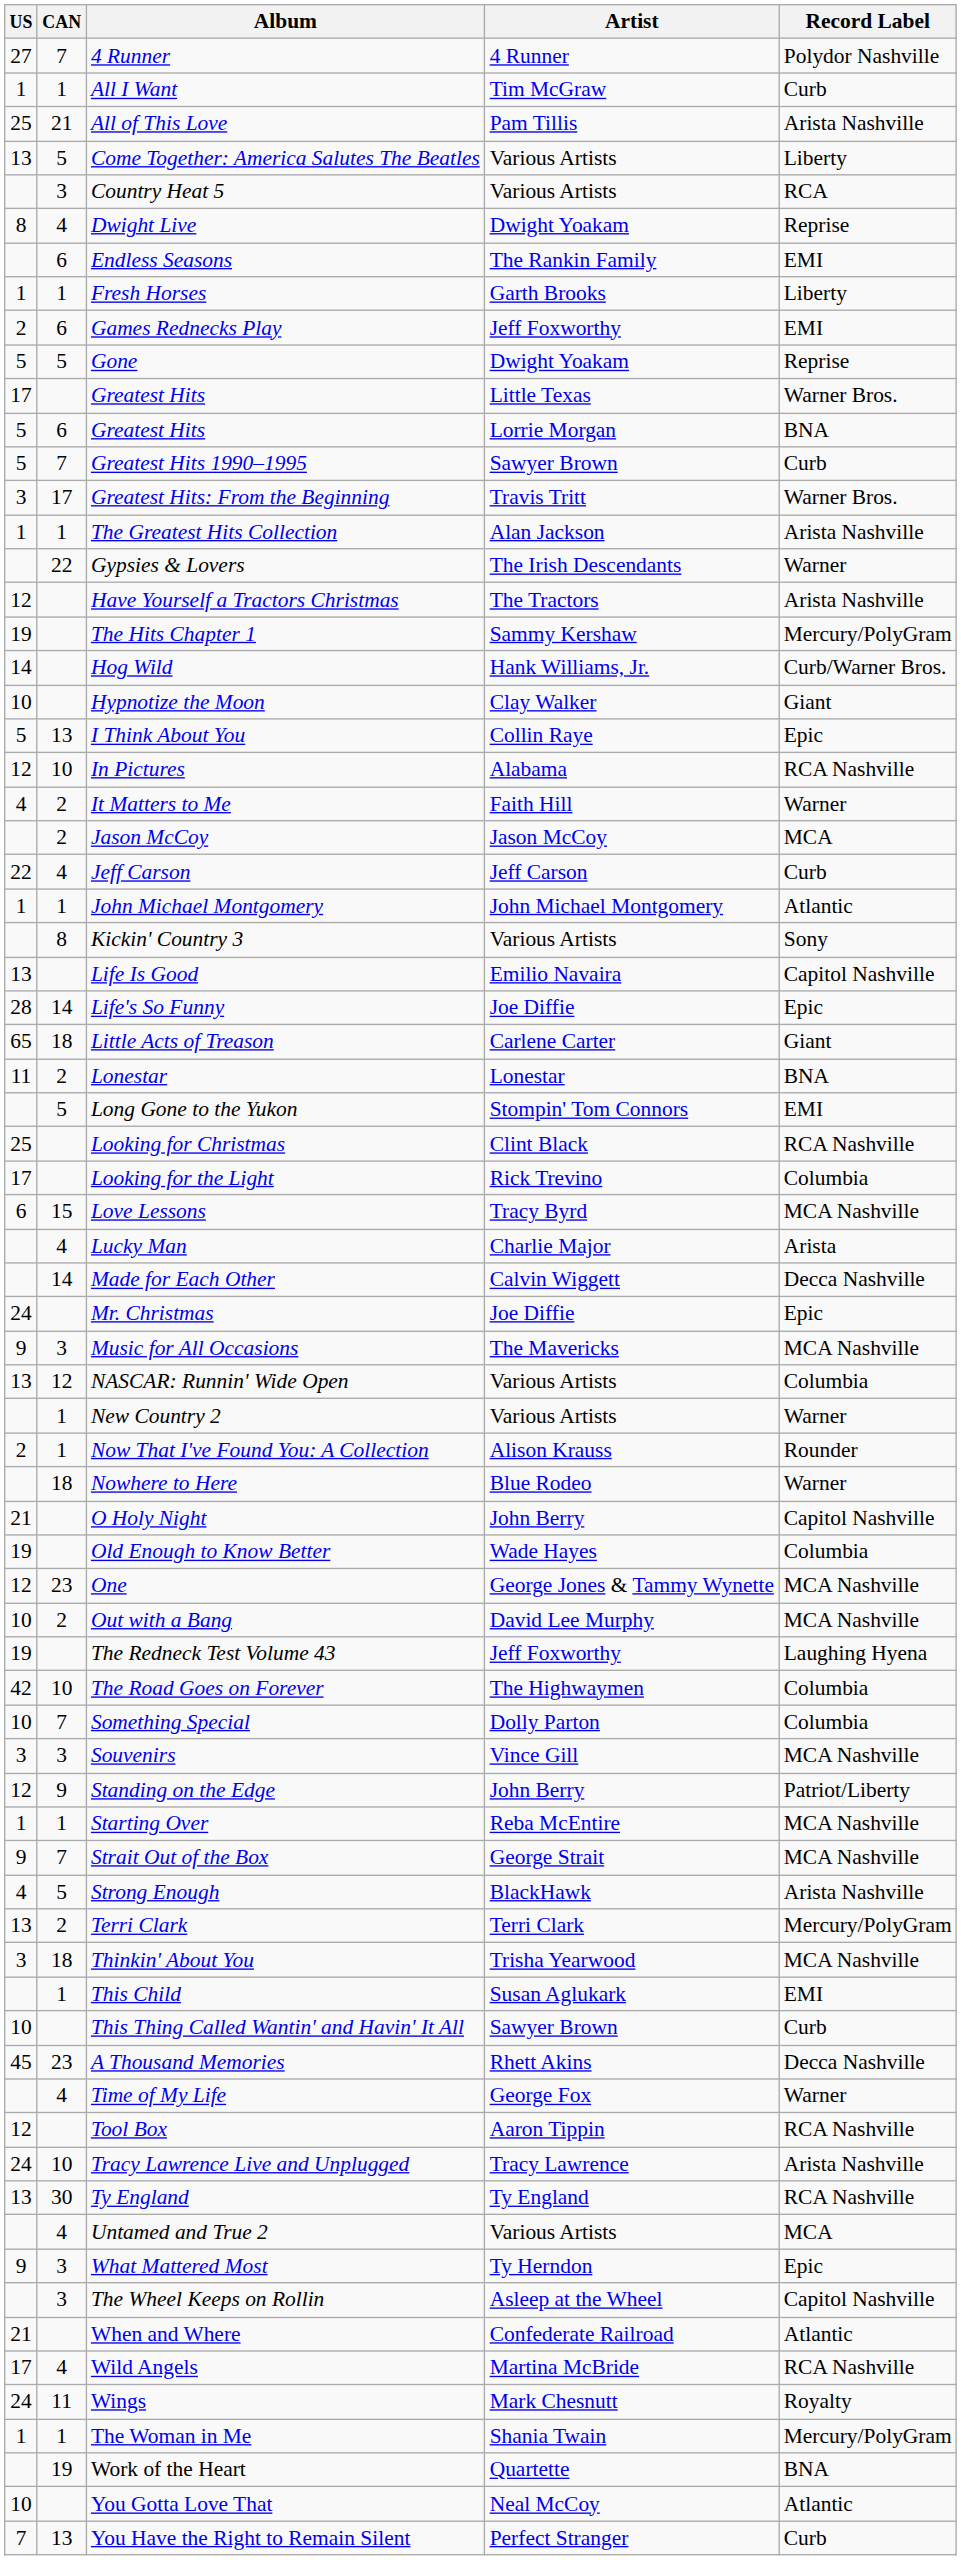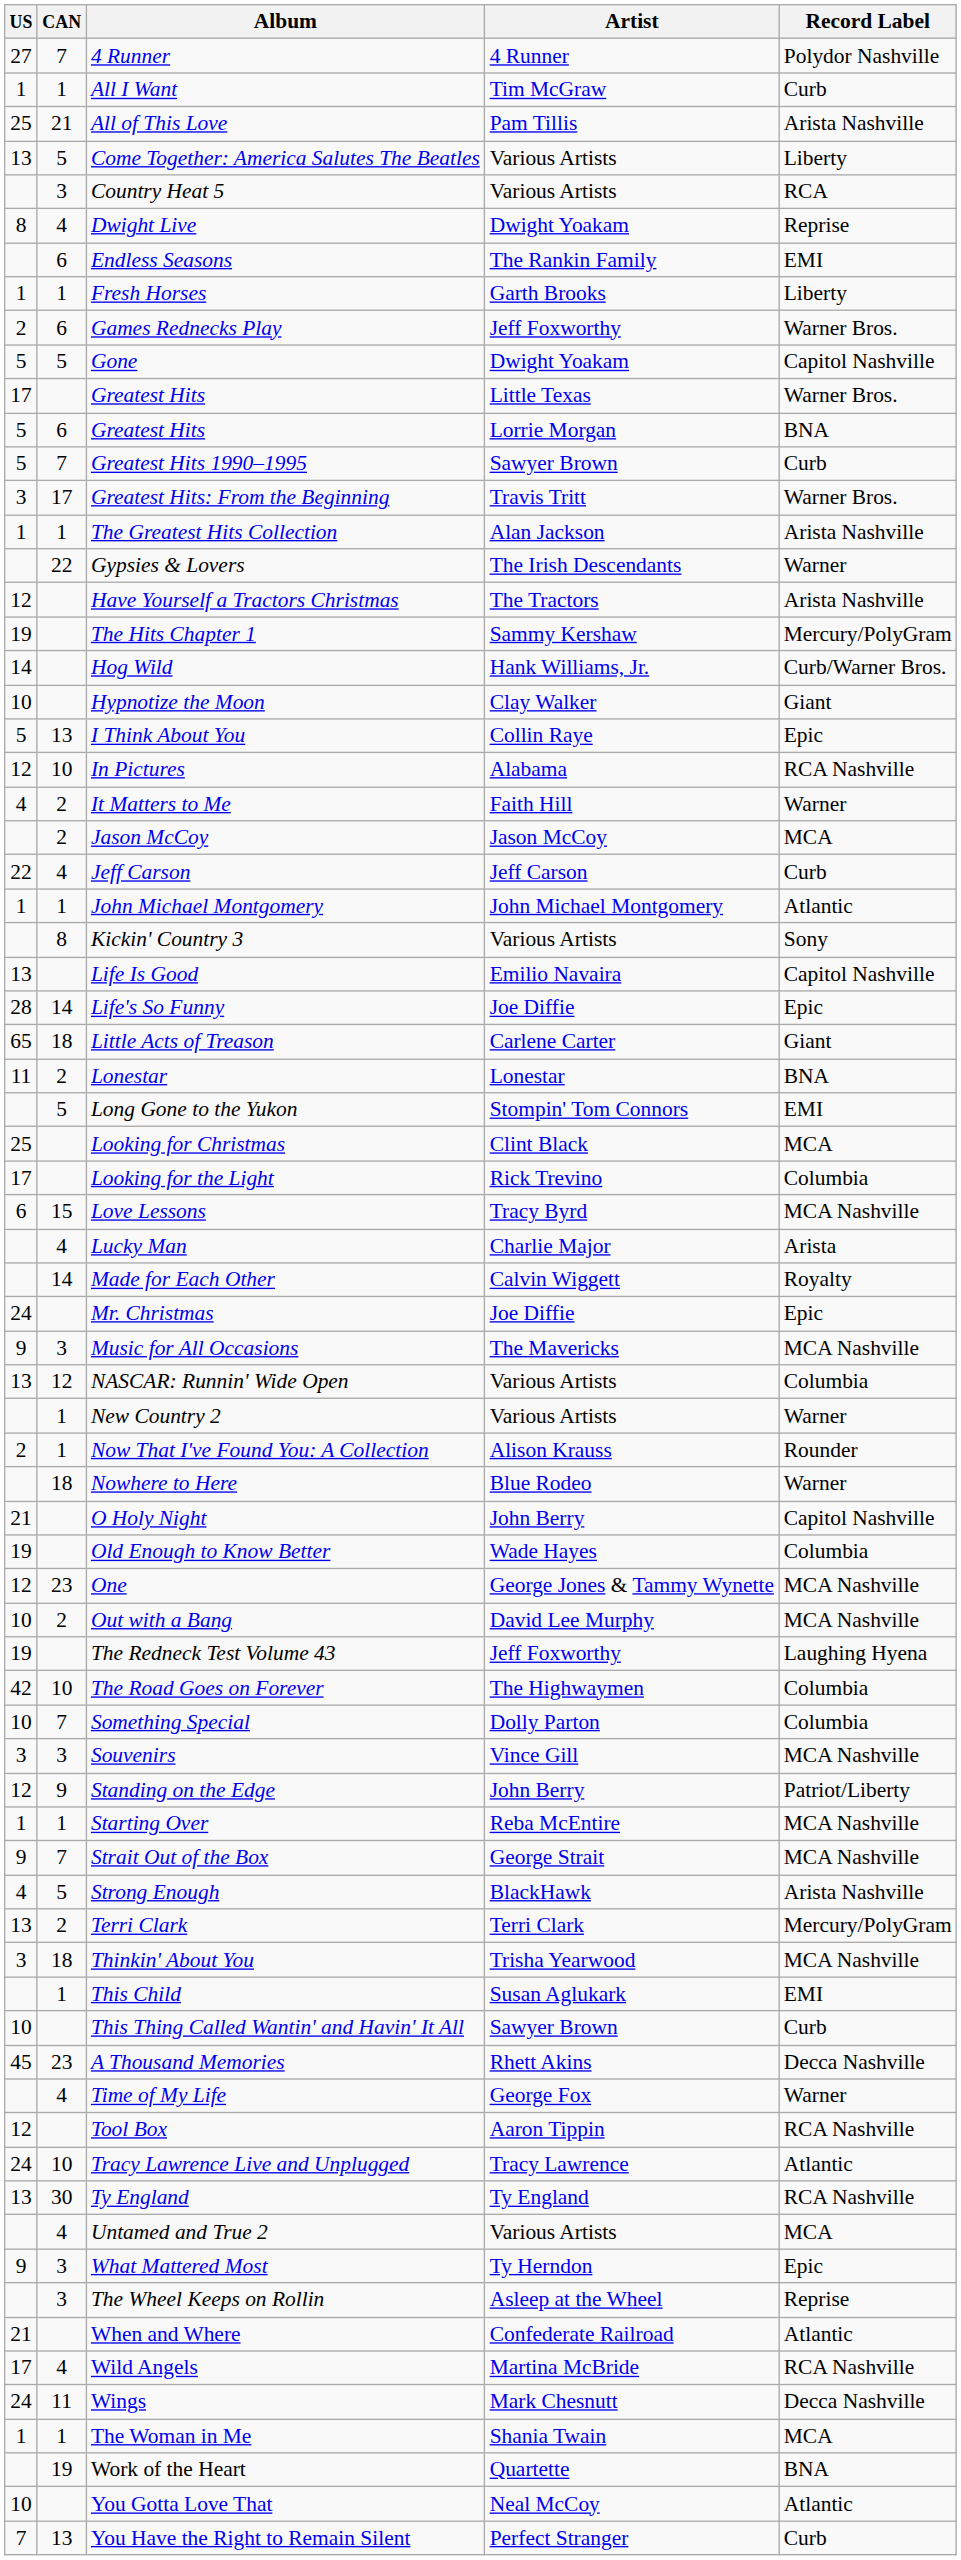(803, 327) EMI -> (841, 327) Warner Bros.
(817, 361) Reprise -> (859, 361) Capitol Nashville
(849, 1143) RCA Nashville -> (808, 1143) MCA
(854, 1279) Decca Nashville -> (818, 1279) Royalty
(854, 2163) Arista Nashville -> (818, 2163) Atlantic
(859, 2299) Capitol Nashville -> (817, 2299) Reprise
(818, 2401) Royalty -> (854, 2401) Decca Nashville
(868, 2435) Mercury/PolyGram -> (808, 2435) MCA
